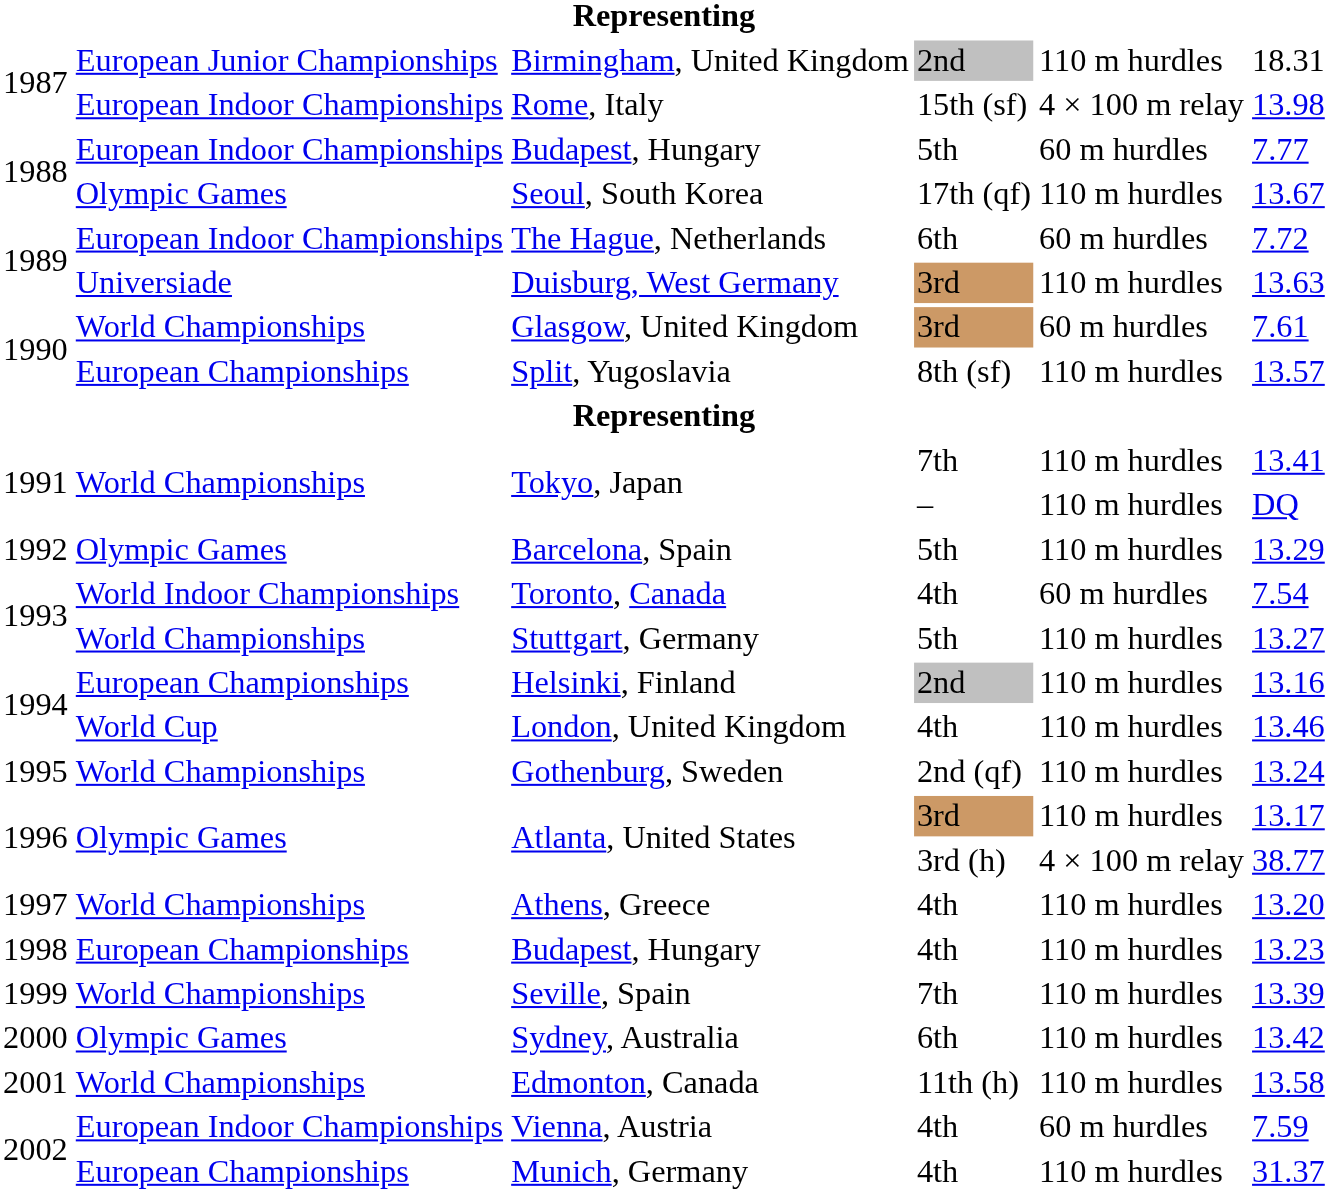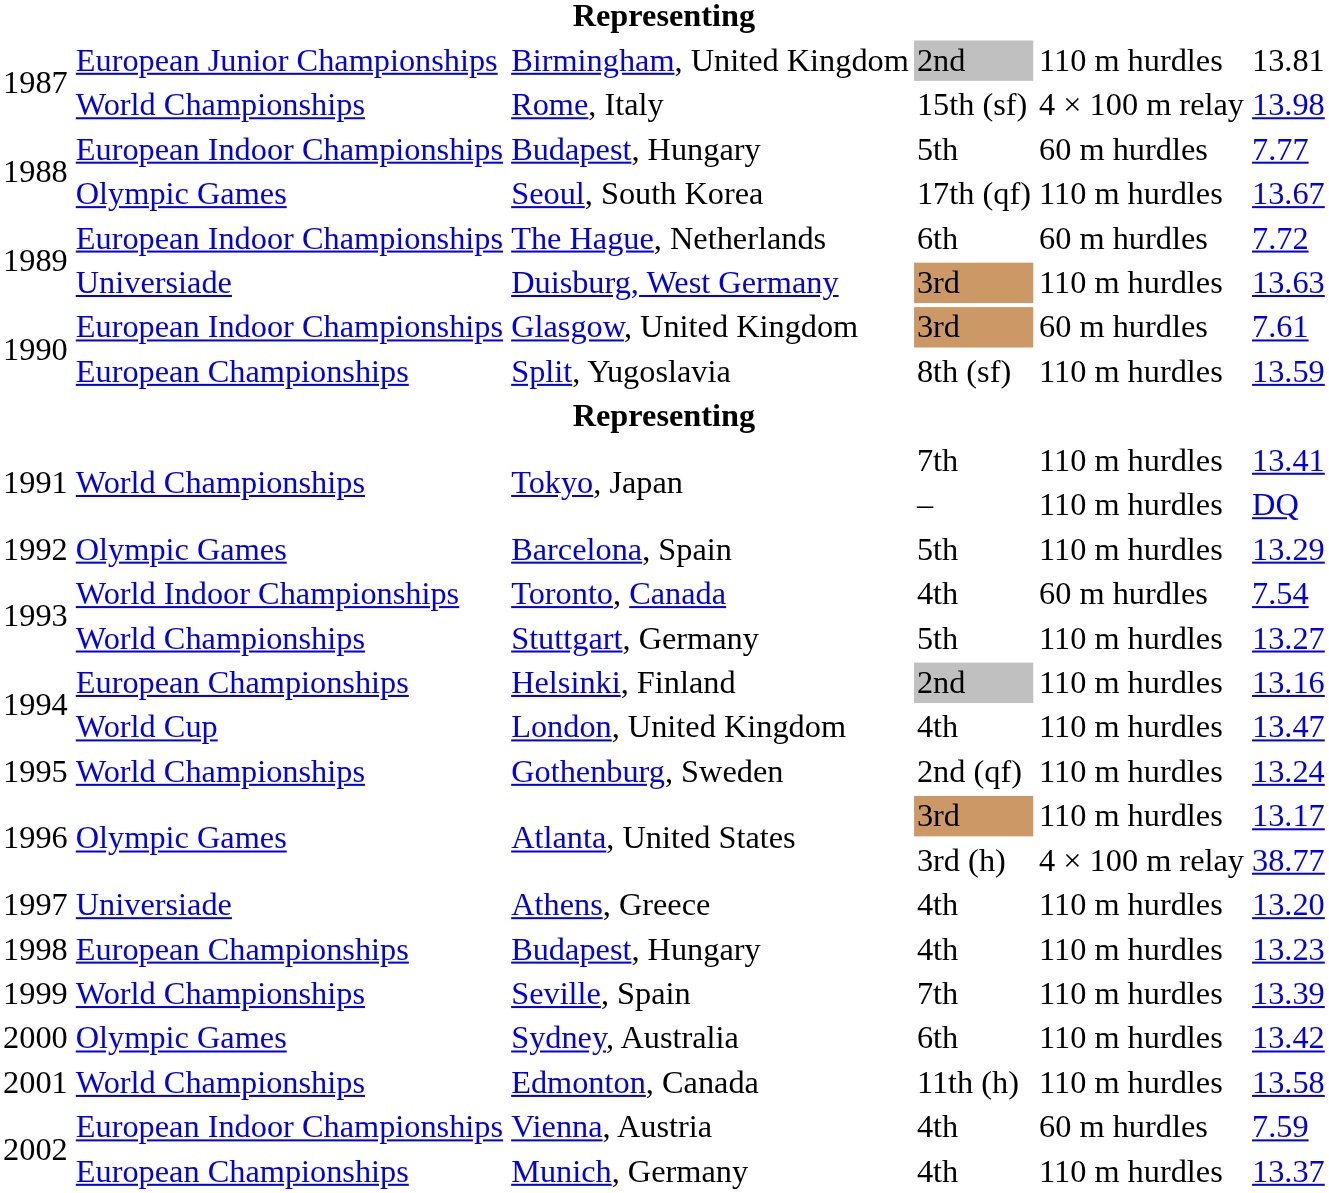(1288, 60) 18.31 -> (1288, 60) 13.81
(289, 104) European Indoor Championships -> (220, 104) World Championships
(220, 326) World Championships -> (289, 326) European Indoor Championships
(1288, 371) 13.57 -> (1288, 371) 13.59
(1288, 726) 13.46 -> (1288, 726) 13.47
(220, 904) World Championships -> (154, 904) Universiade
(1288, 1171) 31.37 -> (1288, 1171) 13.37
